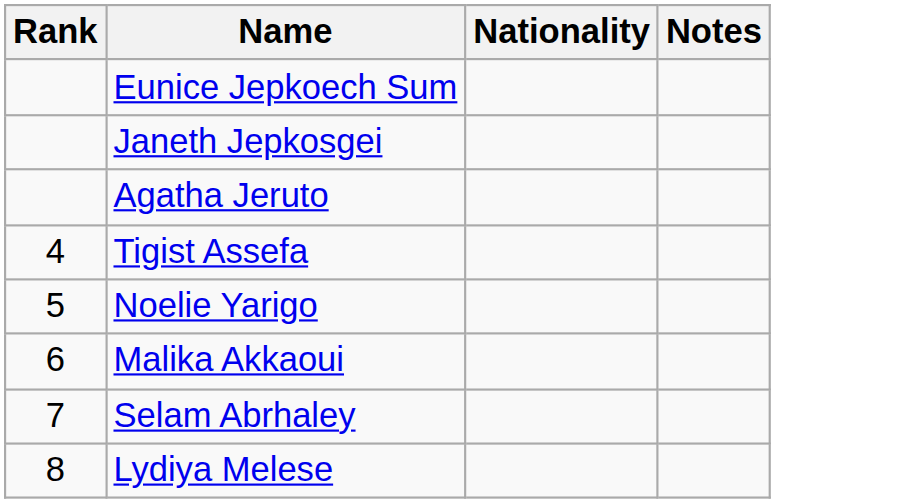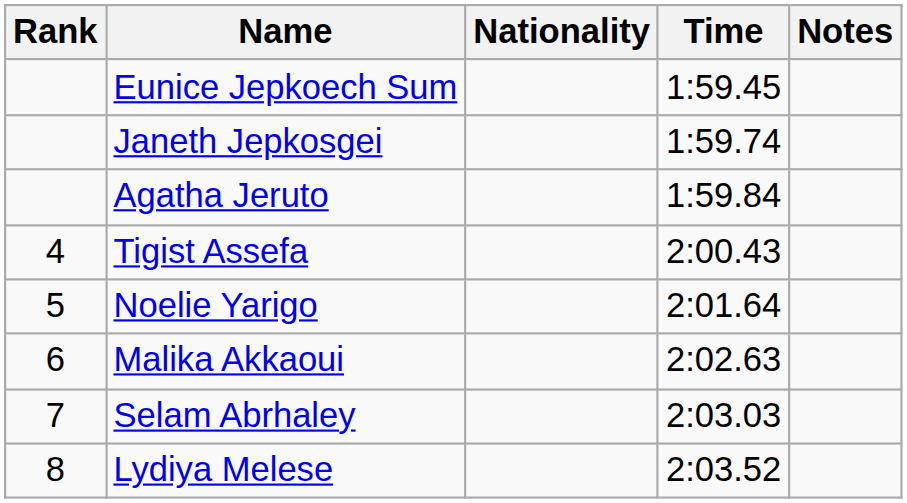+ column: (724, 31)
